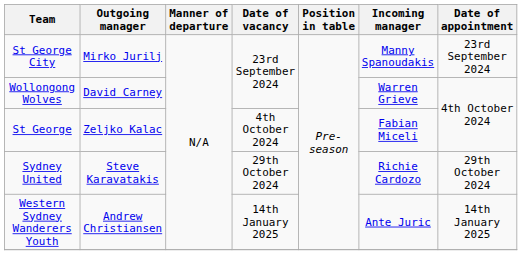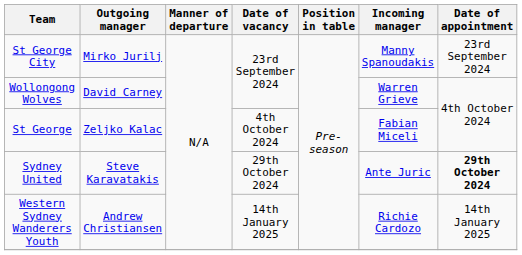(398, 173) Richie Cardozo -> (398, 173) Ante Juric
(477, 173) normal -> (477, 173) bold
(398, 222) Ante Juric -> (398, 222) Richie Cardozo
